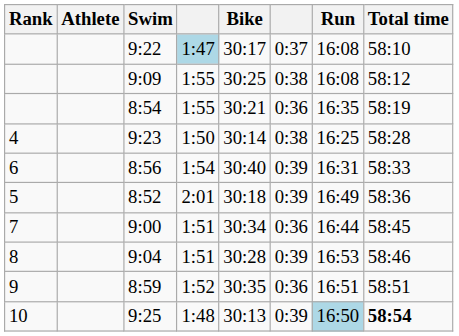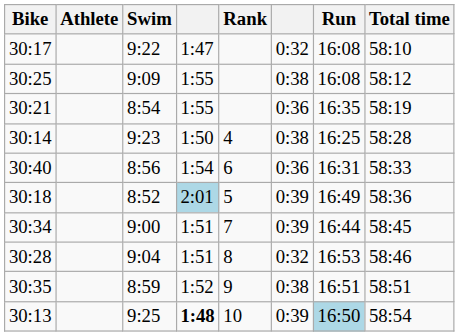columns swapped: (31, 19) <-> (245, 19)
(198, 49) lightblue background -> (197, 49) no background
(291, 49) 0:37 -> (292, 49) 0:32
(291, 167) 0:39 -> (292, 167) 0:36
(198, 197) no background -> (197, 197) lightblue background
(291, 227) 0:36 -> (292, 227) 0:39
(291, 256) 0:39 -> (292, 256) 0:32
(291, 286) 0:36 -> (292, 286) 0:38
(198, 316) normal -> (198, 316) bold
(390, 316) bold -> (390, 316) normal
